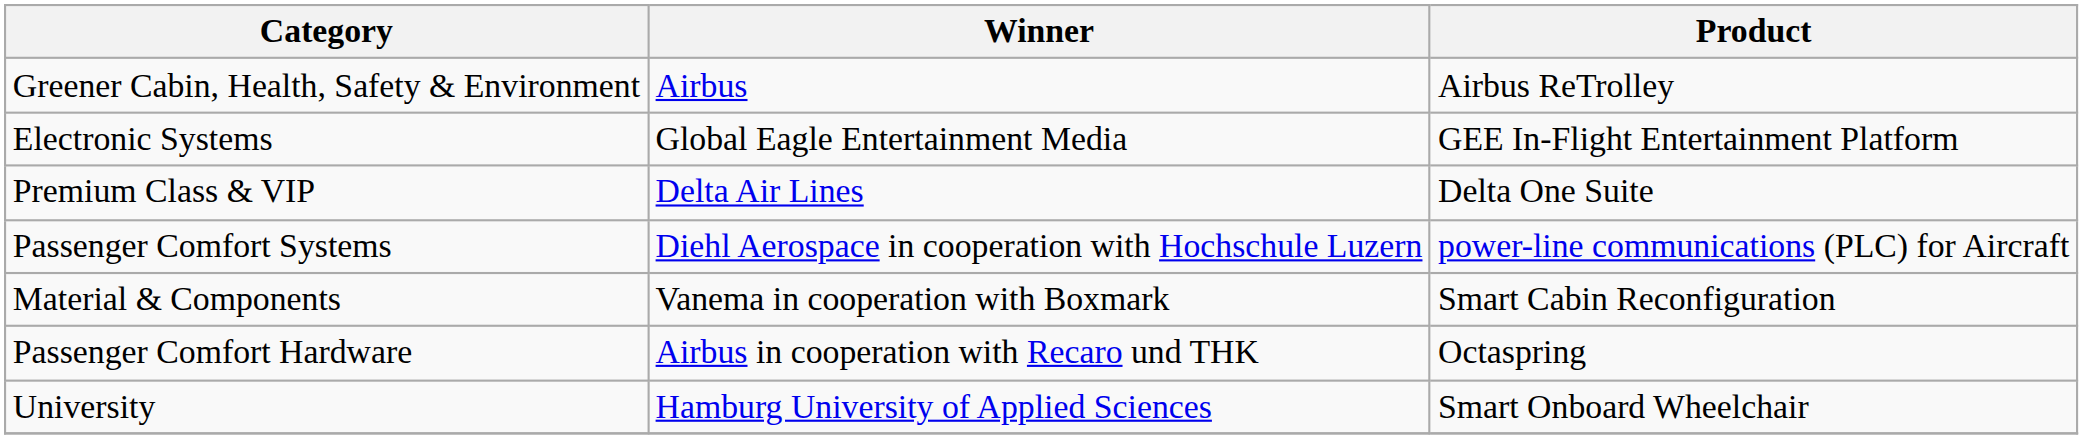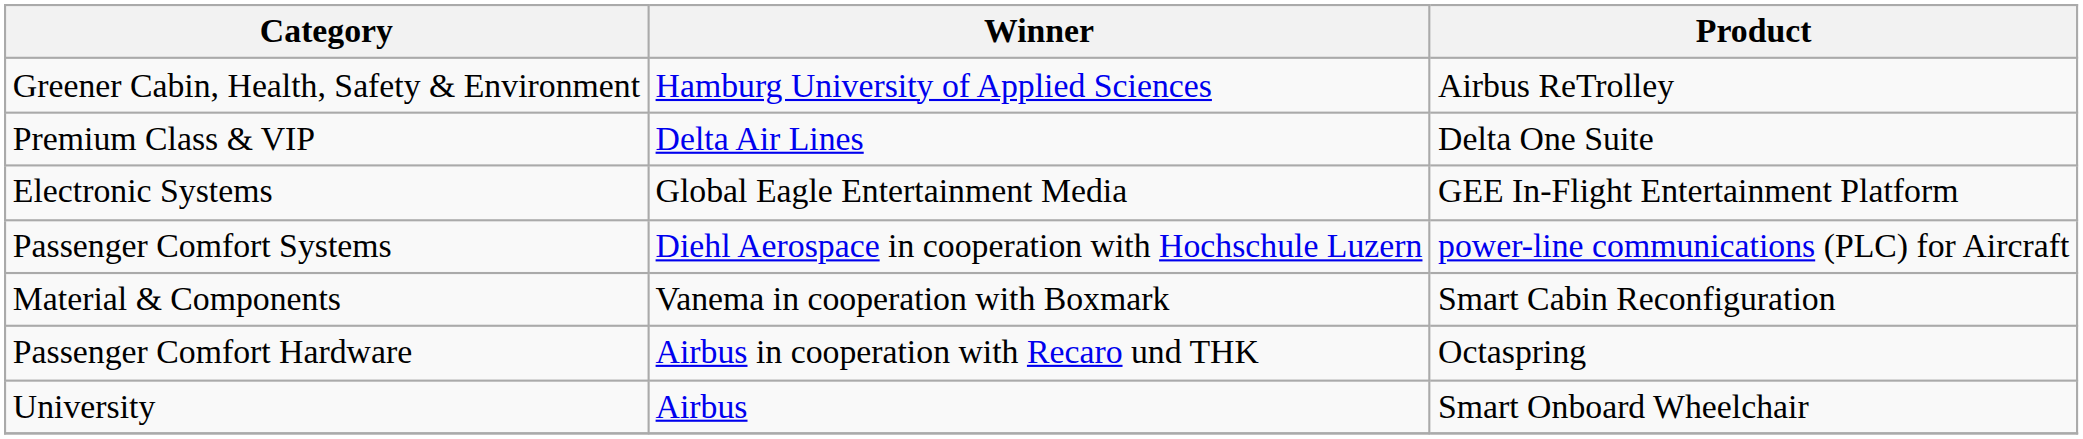(702, 84) Airbus -> (934, 84) Hamburg University of Applied Sciences
rows swapped: (143, 138) <-> (164, 191)
(934, 406) Hamburg University of Applied Sciences -> (702, 406) Airbus
